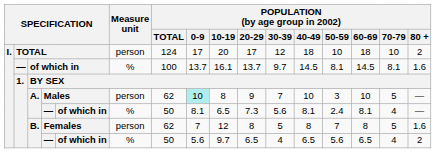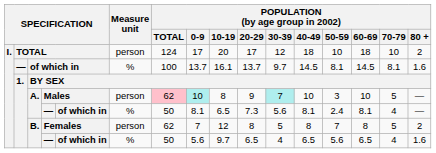(169, 96) no background -> (169, 96) pink background
(280, 96) no background -> (280, 96) paleturquoise background
(420, 125) 1.6 -> (420, 125) 2
(420, 140) 2 -> (420, 140) 1.6
